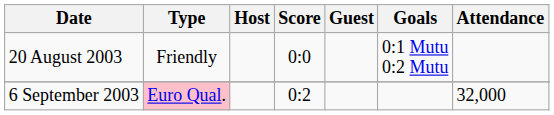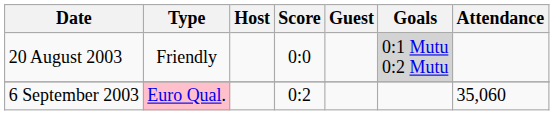(415, 57) no background -> (415, 57) lightgrey background
(481, 95) 32,000 -> (481, 95) 35,060
